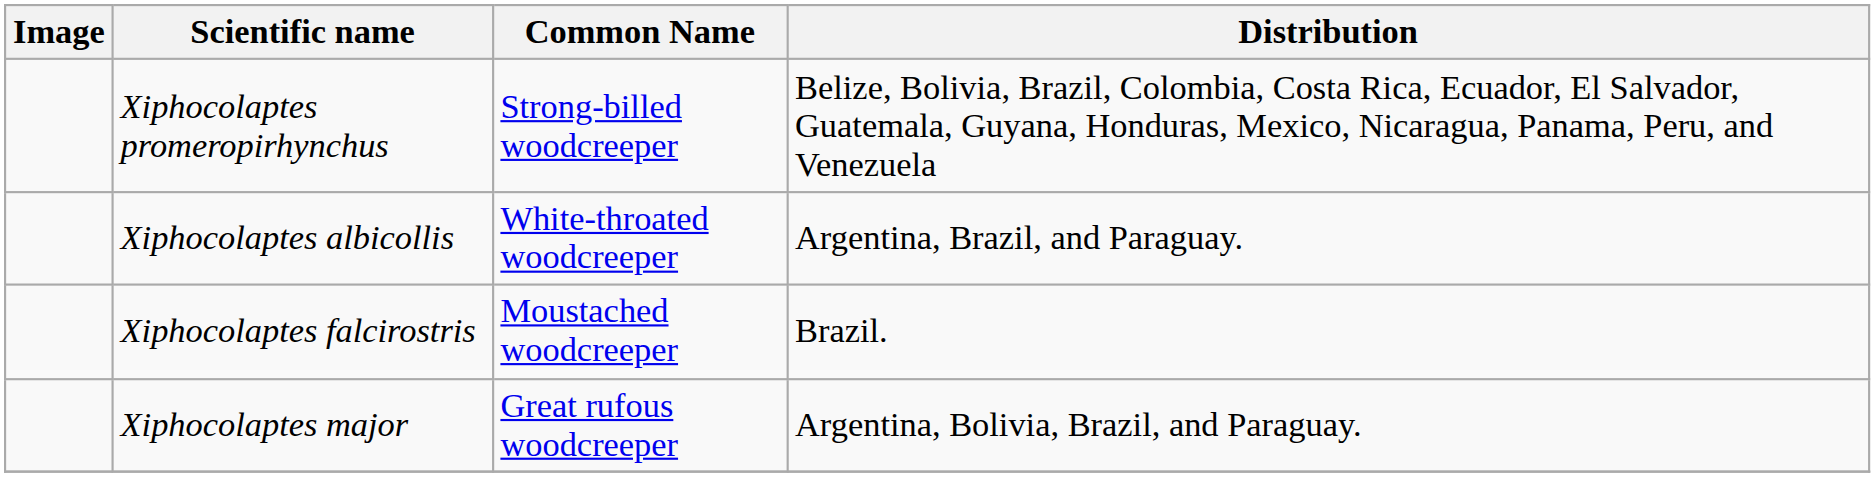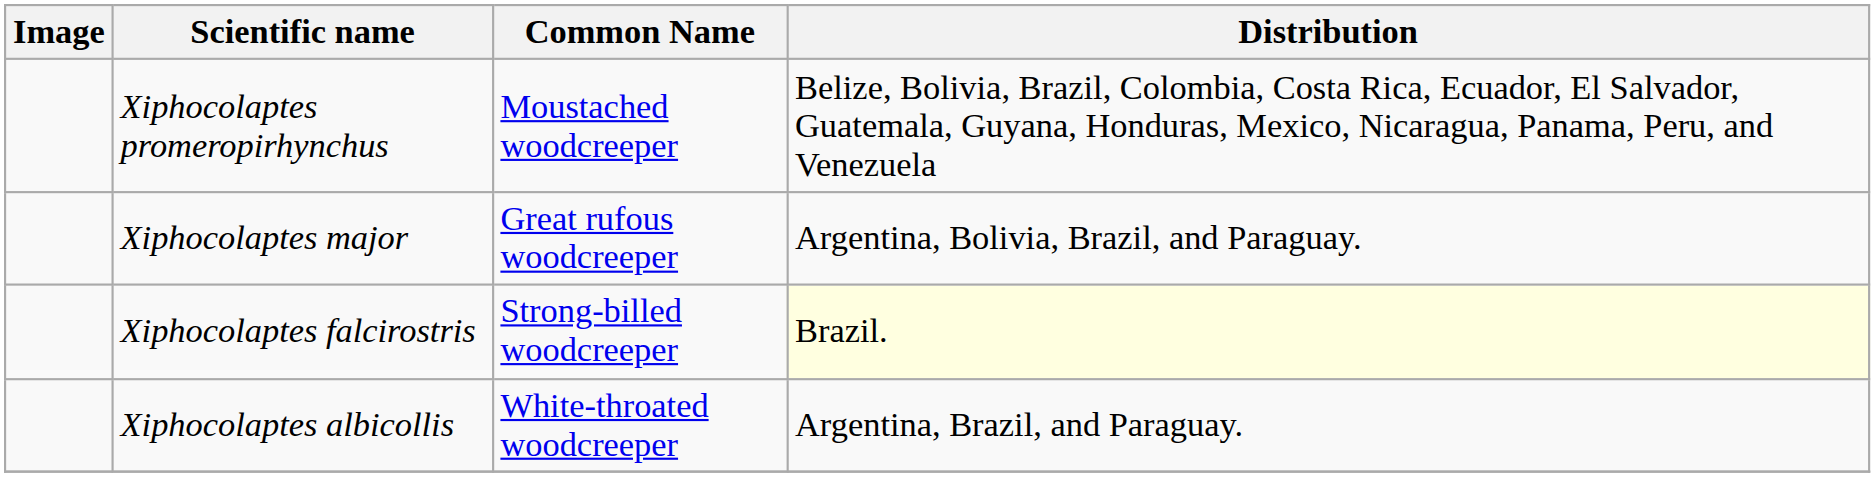(591, 125) Strong-billed woodcreeper -> (589, 125) Moustached woodcreeper
rows swapped: (287, 237) <-> (264, 424)
(589, 330) Moustached woodcreeper -> (591, 330) Strong-billed woodcreeper
(841, 330) no background -> (841, 330) lightyellow background
